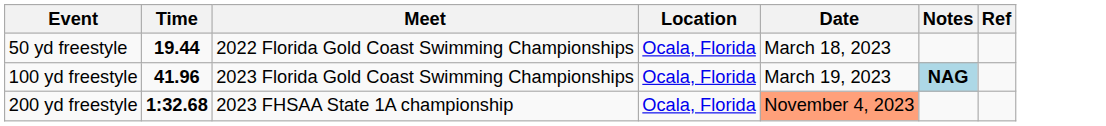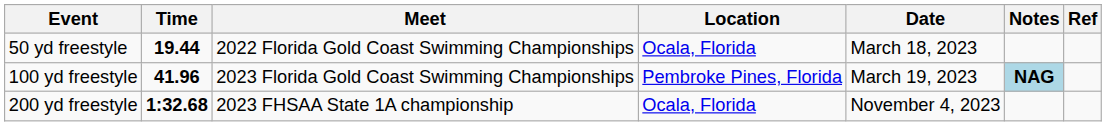(699, 76) Ocala, Florida -> (742, 76) Pembroke Pines, Florida
(839, 105) lightsalmon background -> (925, 105) no background
